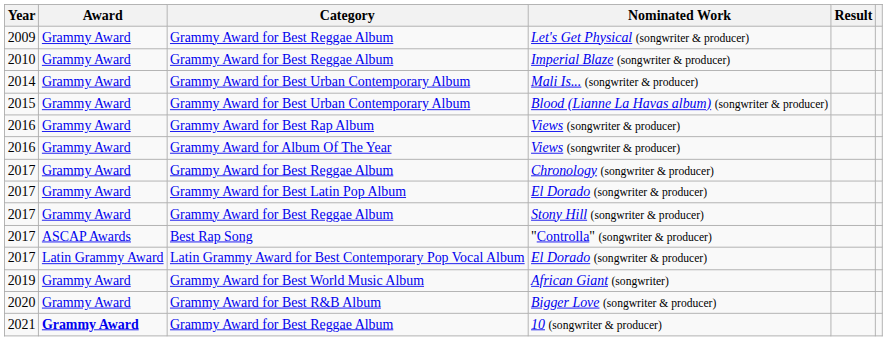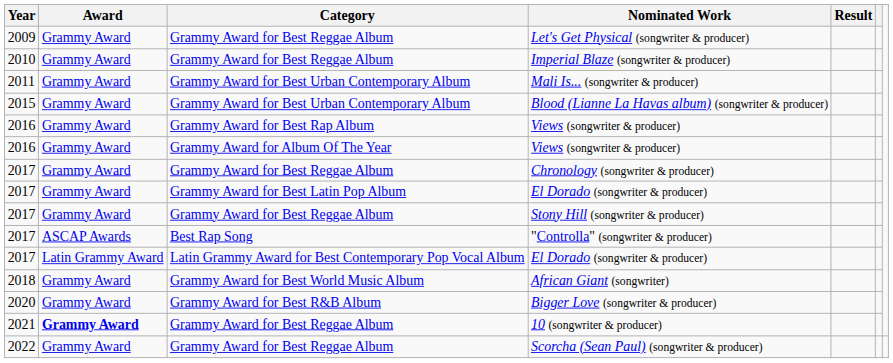(22, 81) 2014 -> (21, 81) 2011
(22, 280) 2019 -> (22, 280) 2018
+ row: (282, 346)
